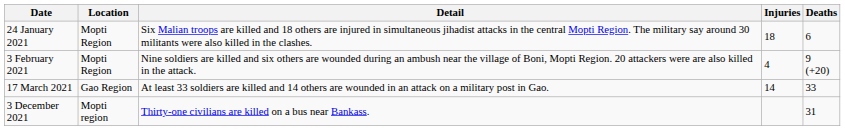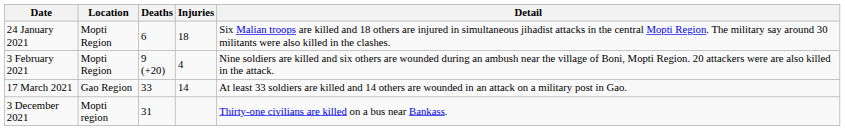columns swapped: (821, 13) <-> (450, 13)
